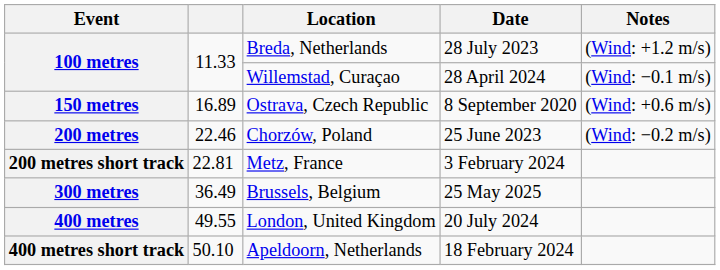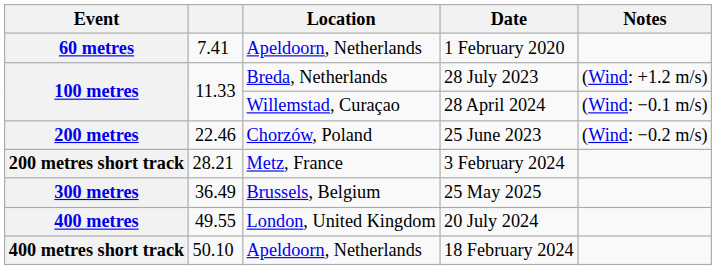+ row: (504, 47)
- row: (510, 105)
(215, 163) 22.81 -> (215, 163) 28.21
